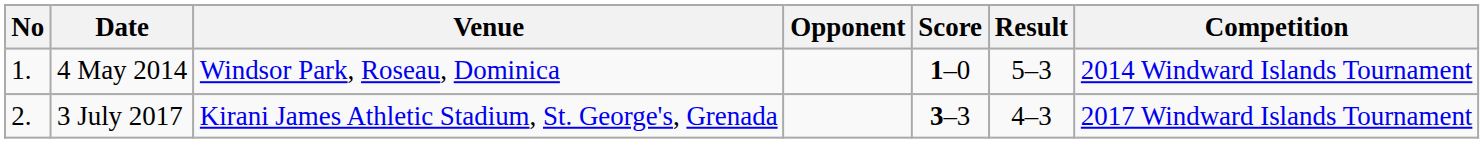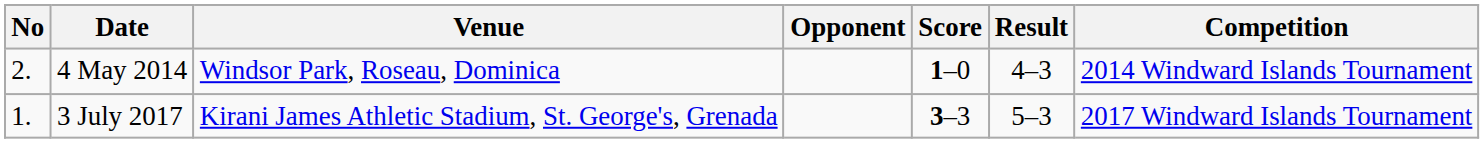(21, 70) 1. -> (21, 70) 2.
(1031, 70) 5–3 -> (1031, 70) 4–3
(21, 115) 2. -> (21, 115) 1.
(1031, 115) 4–3 -> (1031, 115) 5–3
